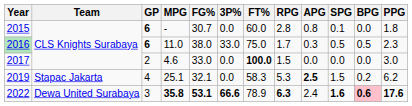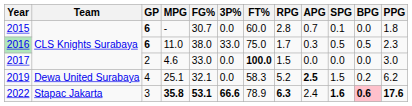(311, 28) 0.8 -> (311, 28) 0.7
(68, 77) Stapac Jakarta -> (87, 77) Dewa United Surabaya
(284, 77) 5.3 -> (284, 77) 5.2
(87, 93) Dewa United Surabaya -> (68, 93) Stapac Jakarta
